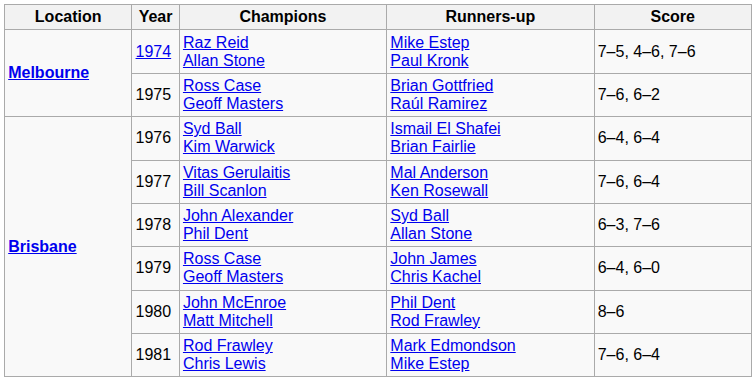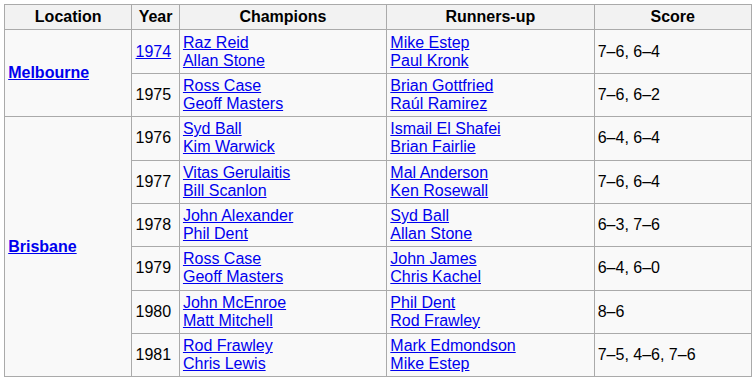(647, 51) 7–5, 4–6, 7–6 -> (629, 51) 7–6, 6–4
(629, 355) 7–6, 6–4 -> (647, 355) 7–5, 4–6, 7–6
